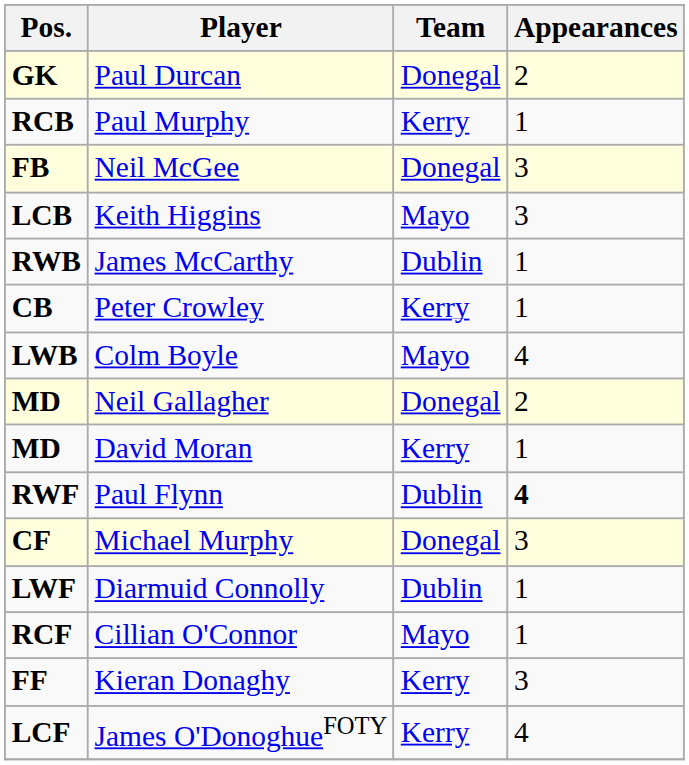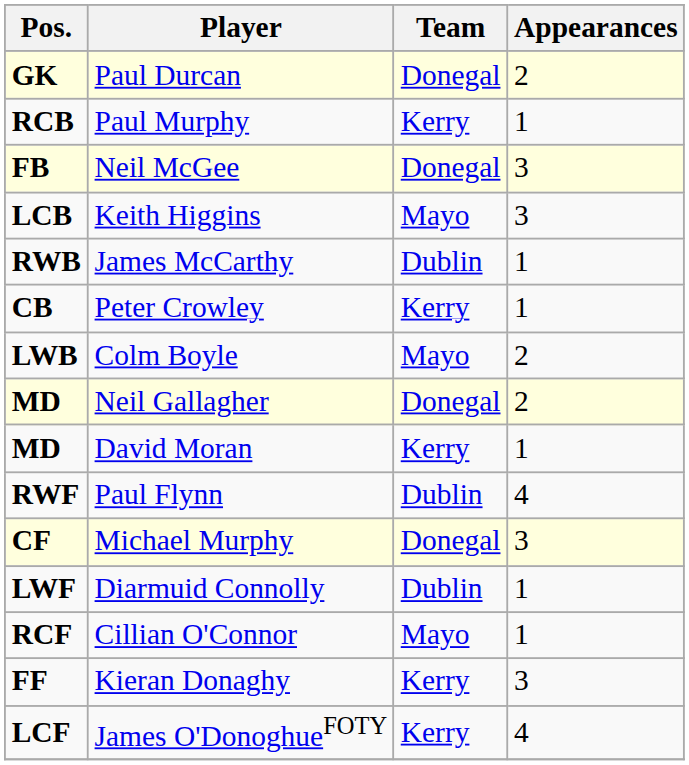(521, 354) 4 -> (521, 354) 2
(521, 494) bold -> (521, 494) normal
